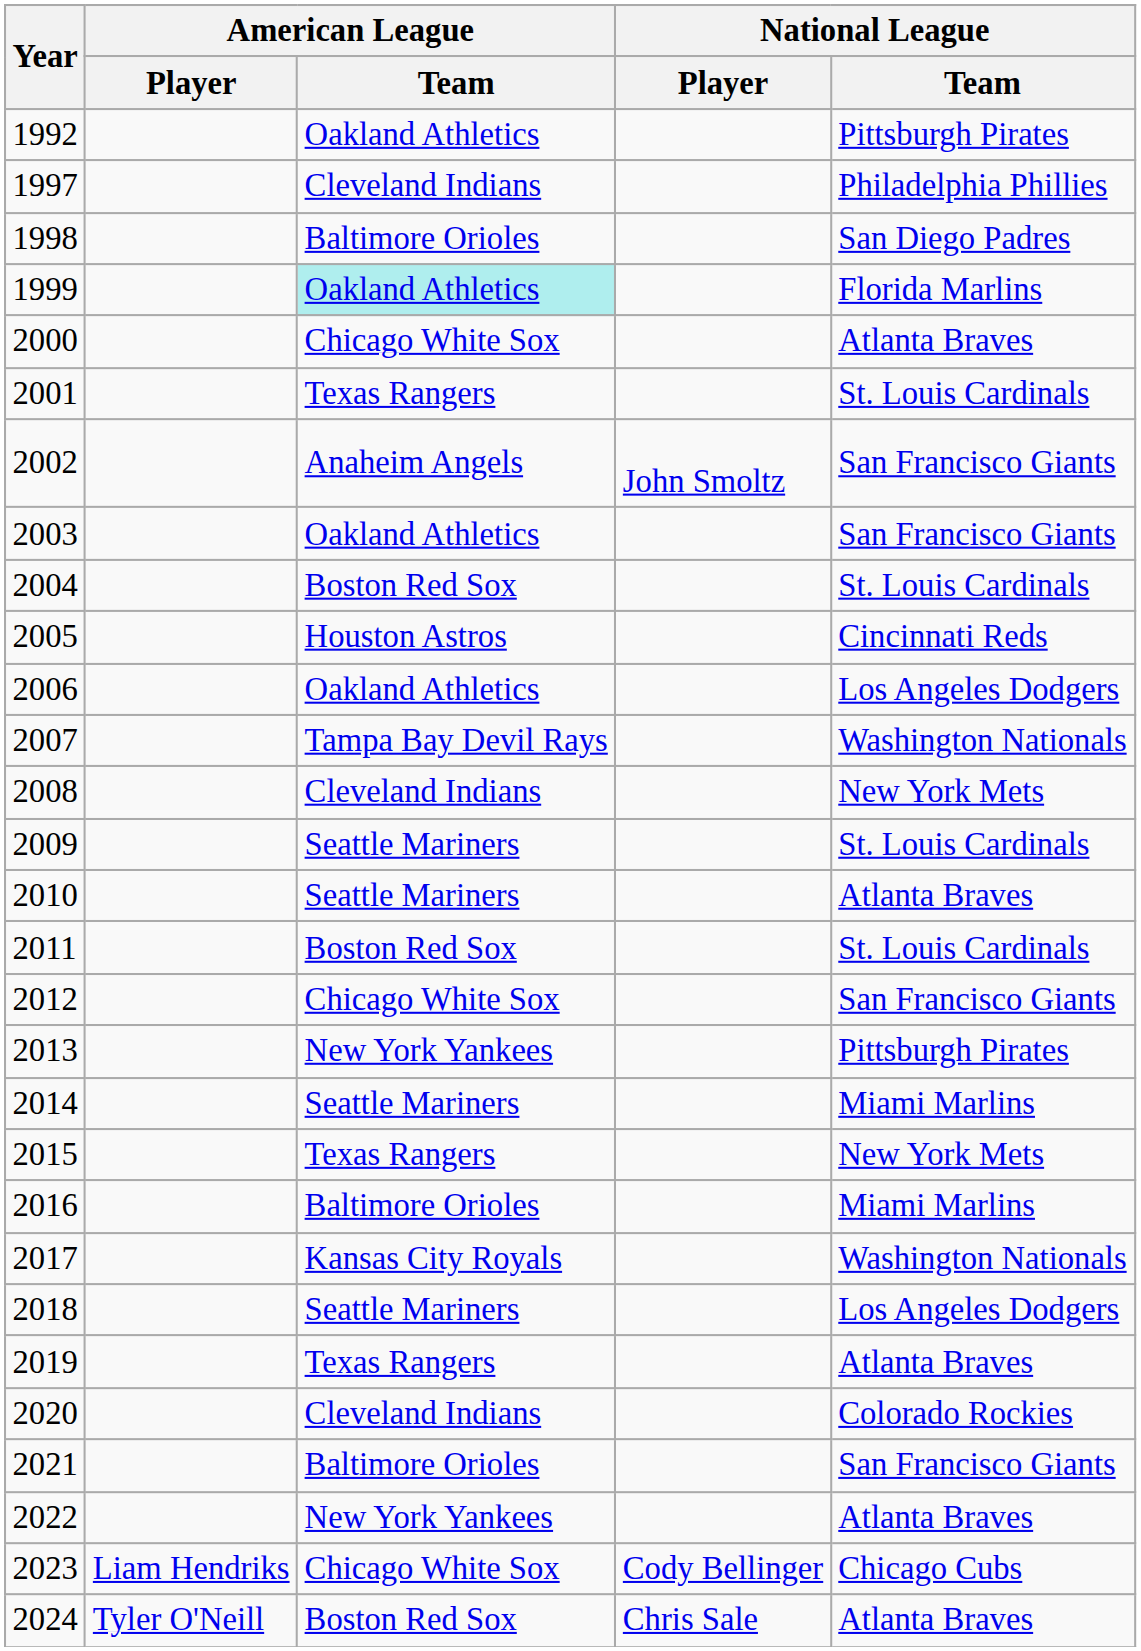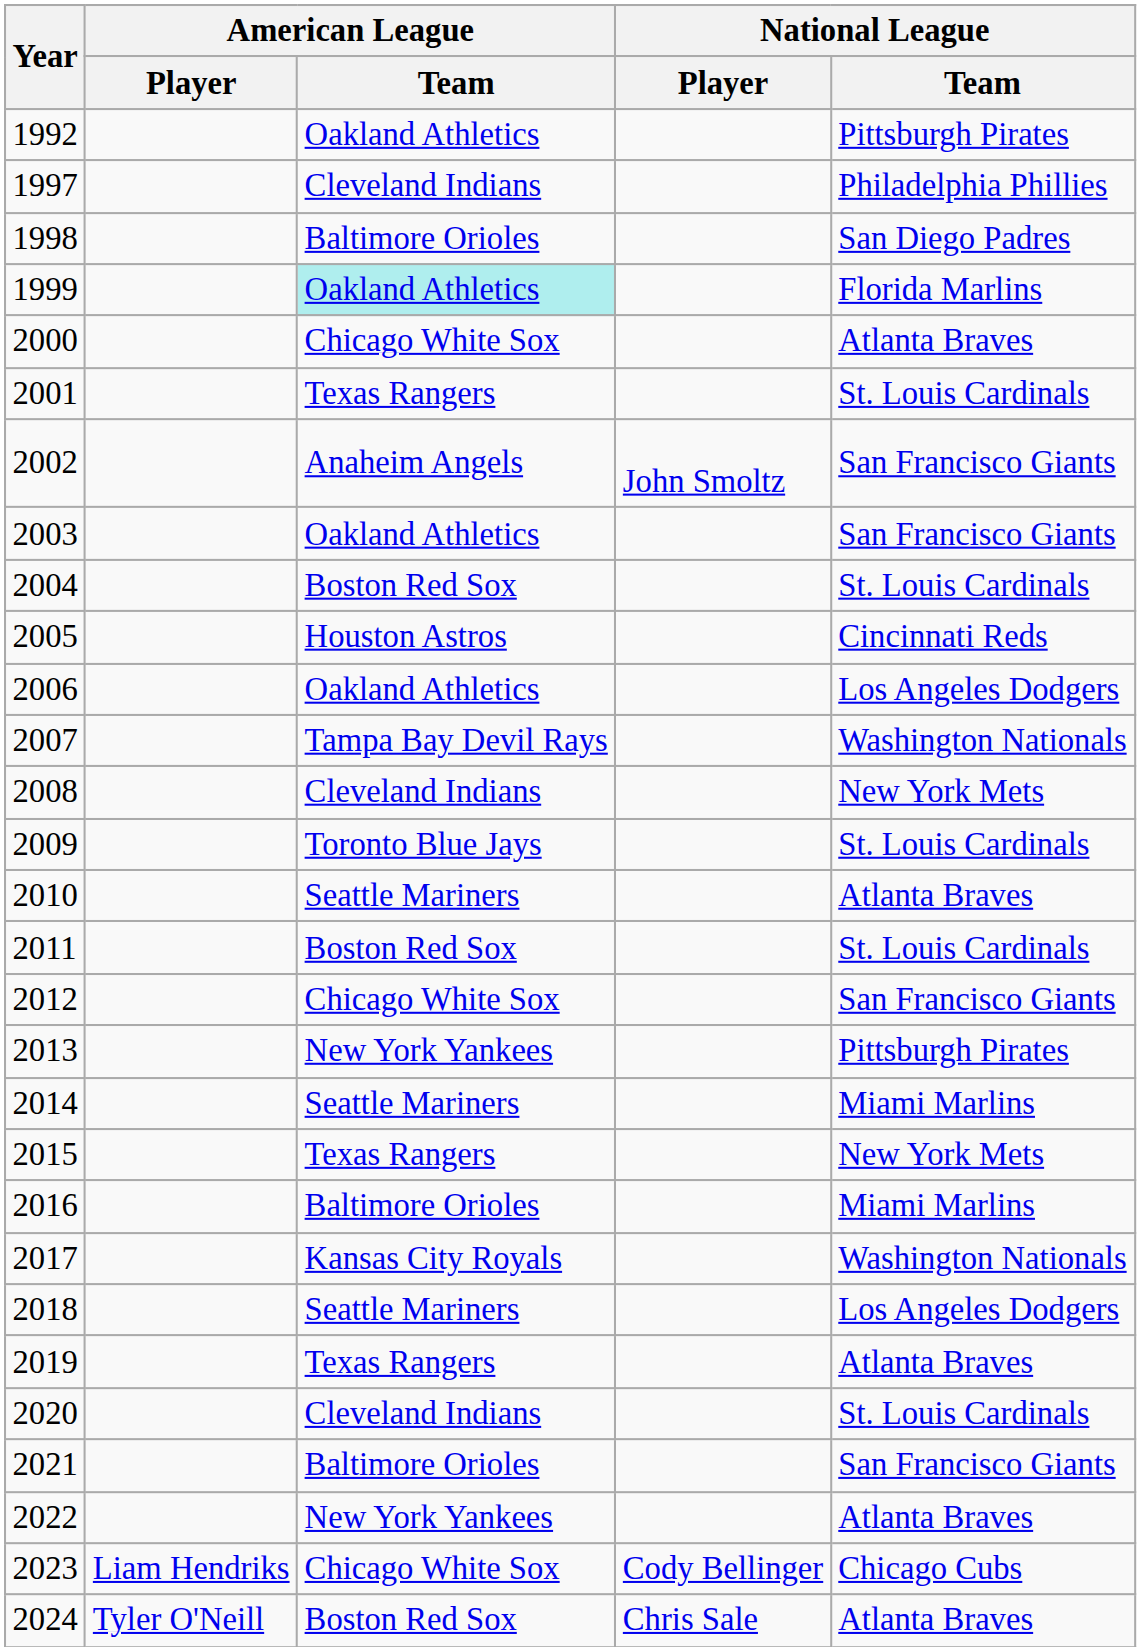(412, 843) Seattle Mariners -> (423, 843) Toronto Blue Jays
(956, 1412) Colorado Rockies -> (964, 1412) St. Louis Cardinals
